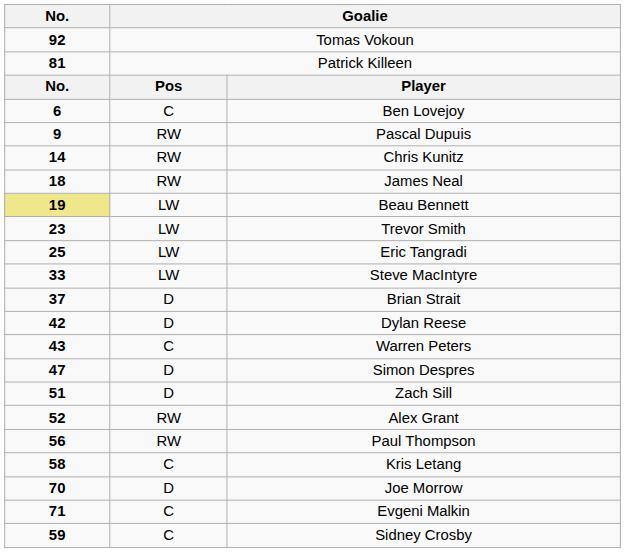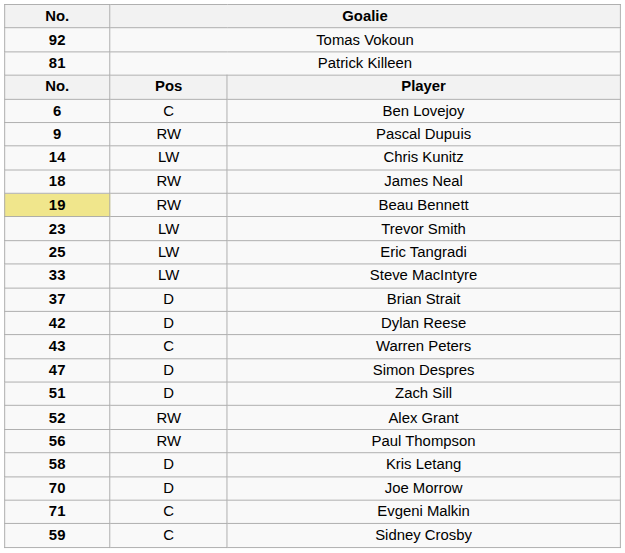(169, 157) RW -> (169, 157) LW
(169, 205) LW -> (169, 205) RW
(169, 464) C -> (169, 464) D
